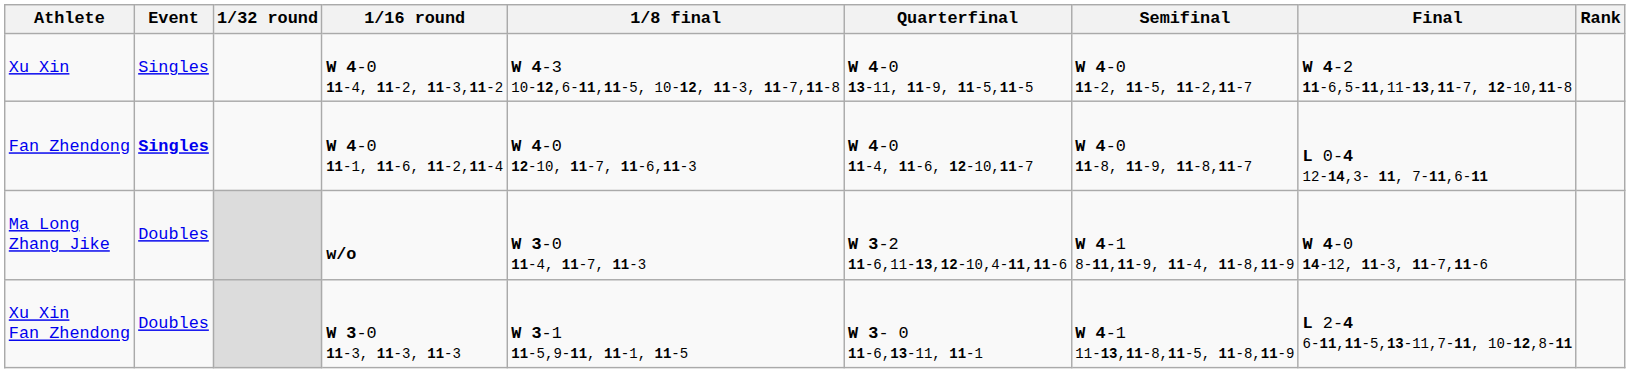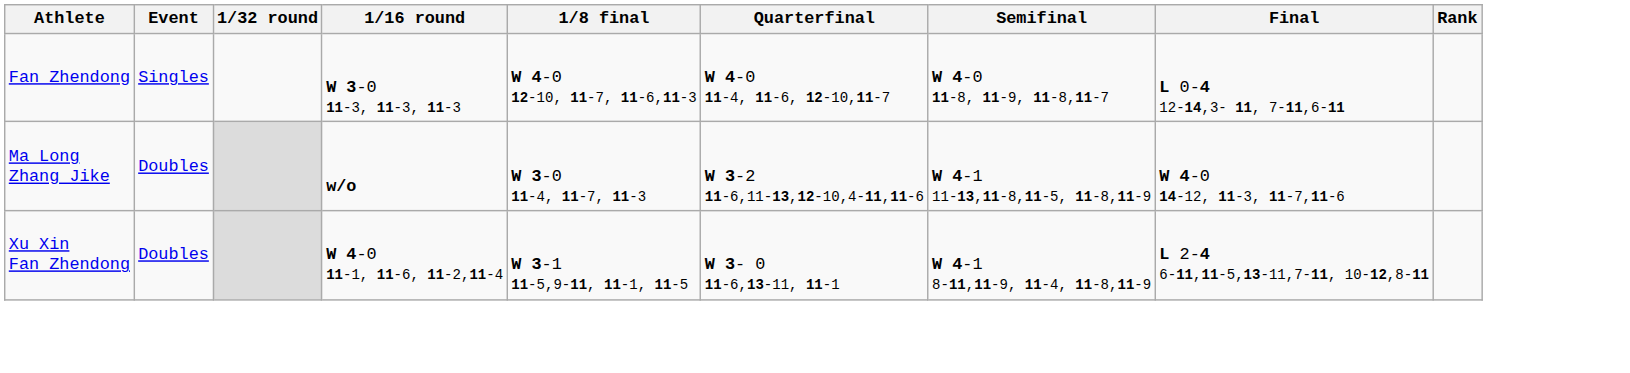- row: (39, 67)
(174, 146) bold -> (174, 77) normal
(415, 155) W 4-0 11-1, 11-6, 11-2,11-4 -> (394, 97) W 3-0 11-3, 11-3, 11-3
(1185, 254) W 4-1 8-11,11-9, 11-4, 11-8,11-9 -> (1042, 185) W 4-1 11-13,11-8,11-5, 11-8,11-9
(394, 343) W 3-0 11-3, 11-3, 11-3 -> (415, 264) W 4-0 11-1, 11-6, 11-2,11-4
(1185, 343) W 4-1 11-13,11-8,11-5, 11-8,11-9 -> (1042, 274) W 4-1 8-11,11-9, 11-4, 11-8,11-9
